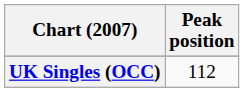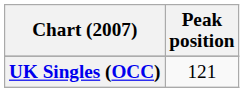(202, 71) 112 -> (202, 71) 121
